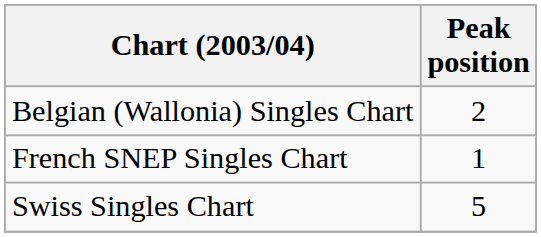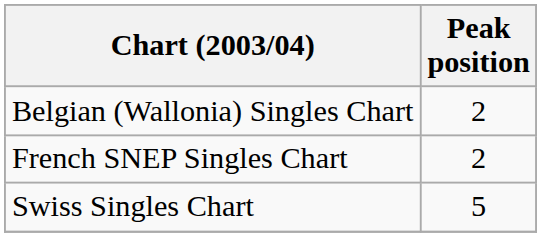(479, 158) 1 -> (479, 158) 2
